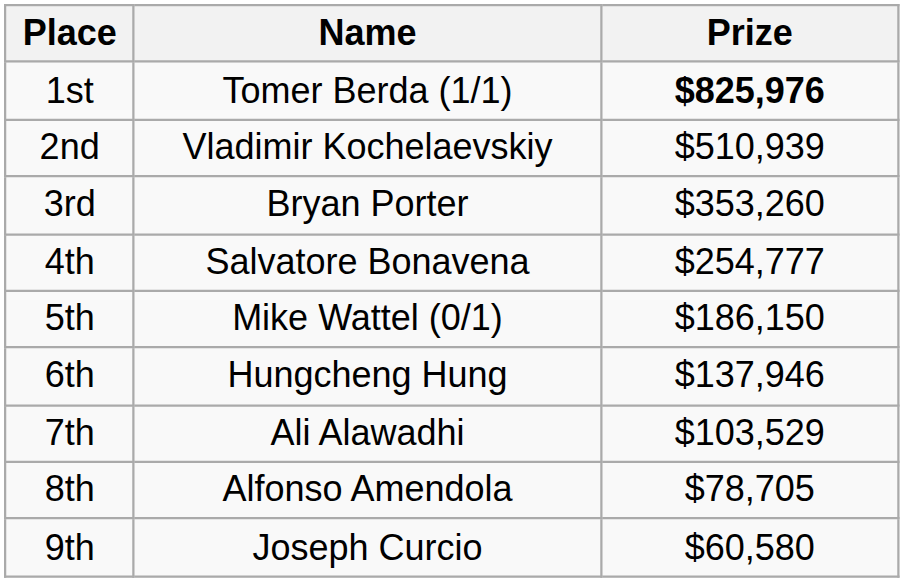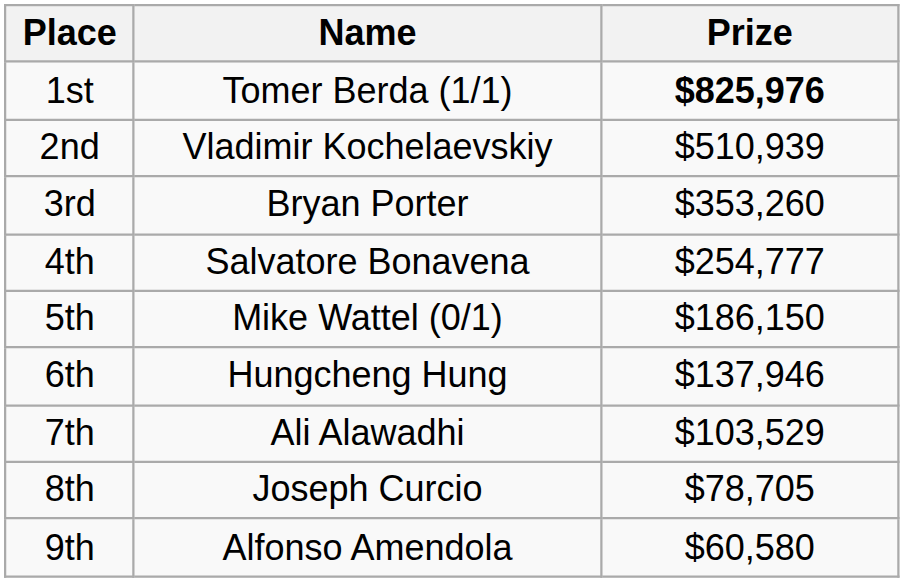(367, 489) Alfonso Amendola -> (368, 489) Joseph Curcio
(368, 546) Joseph Curcio -> (367, 546) Alfonso Amendola
